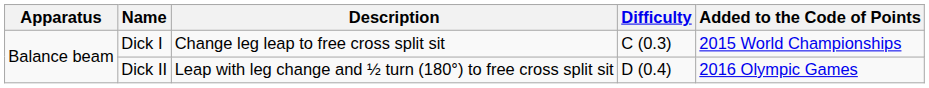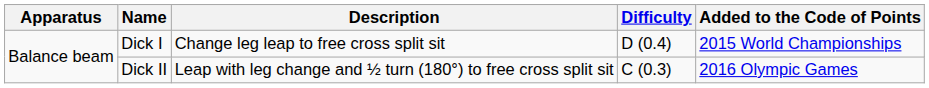(646, 43) C (0.3) -> (646, 43) D (0.4)
(646, 69) D (0.4) -> (646, 69) C (0.3)
